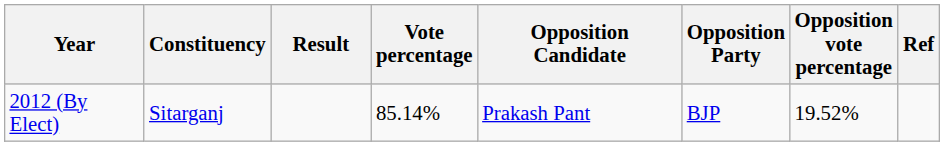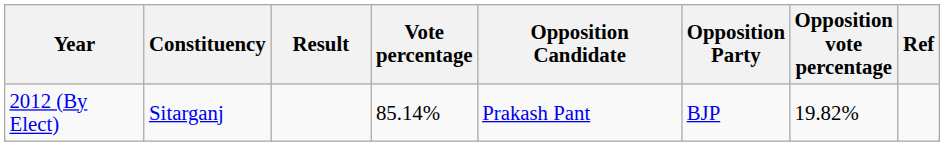(827, 112) 19.52% -> (827, 112) 19.82%
